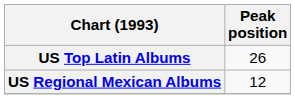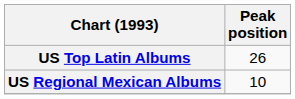(258, 81) 12 -> (258, 81) 10
